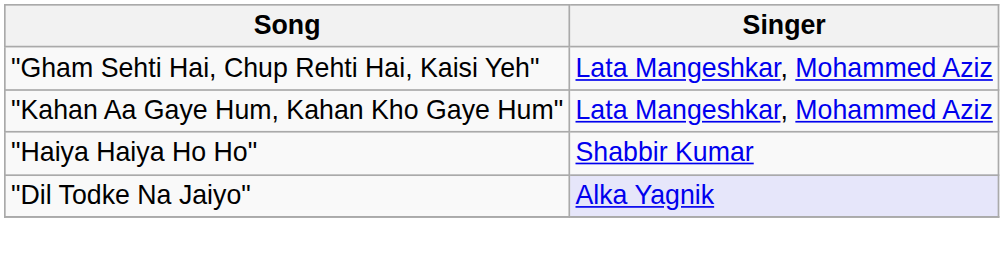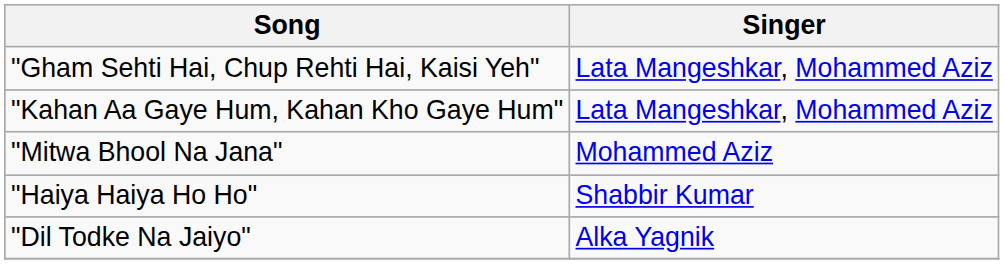+ row: (147, 152)
(645, 195) lavender background -> (645, 237) no background
